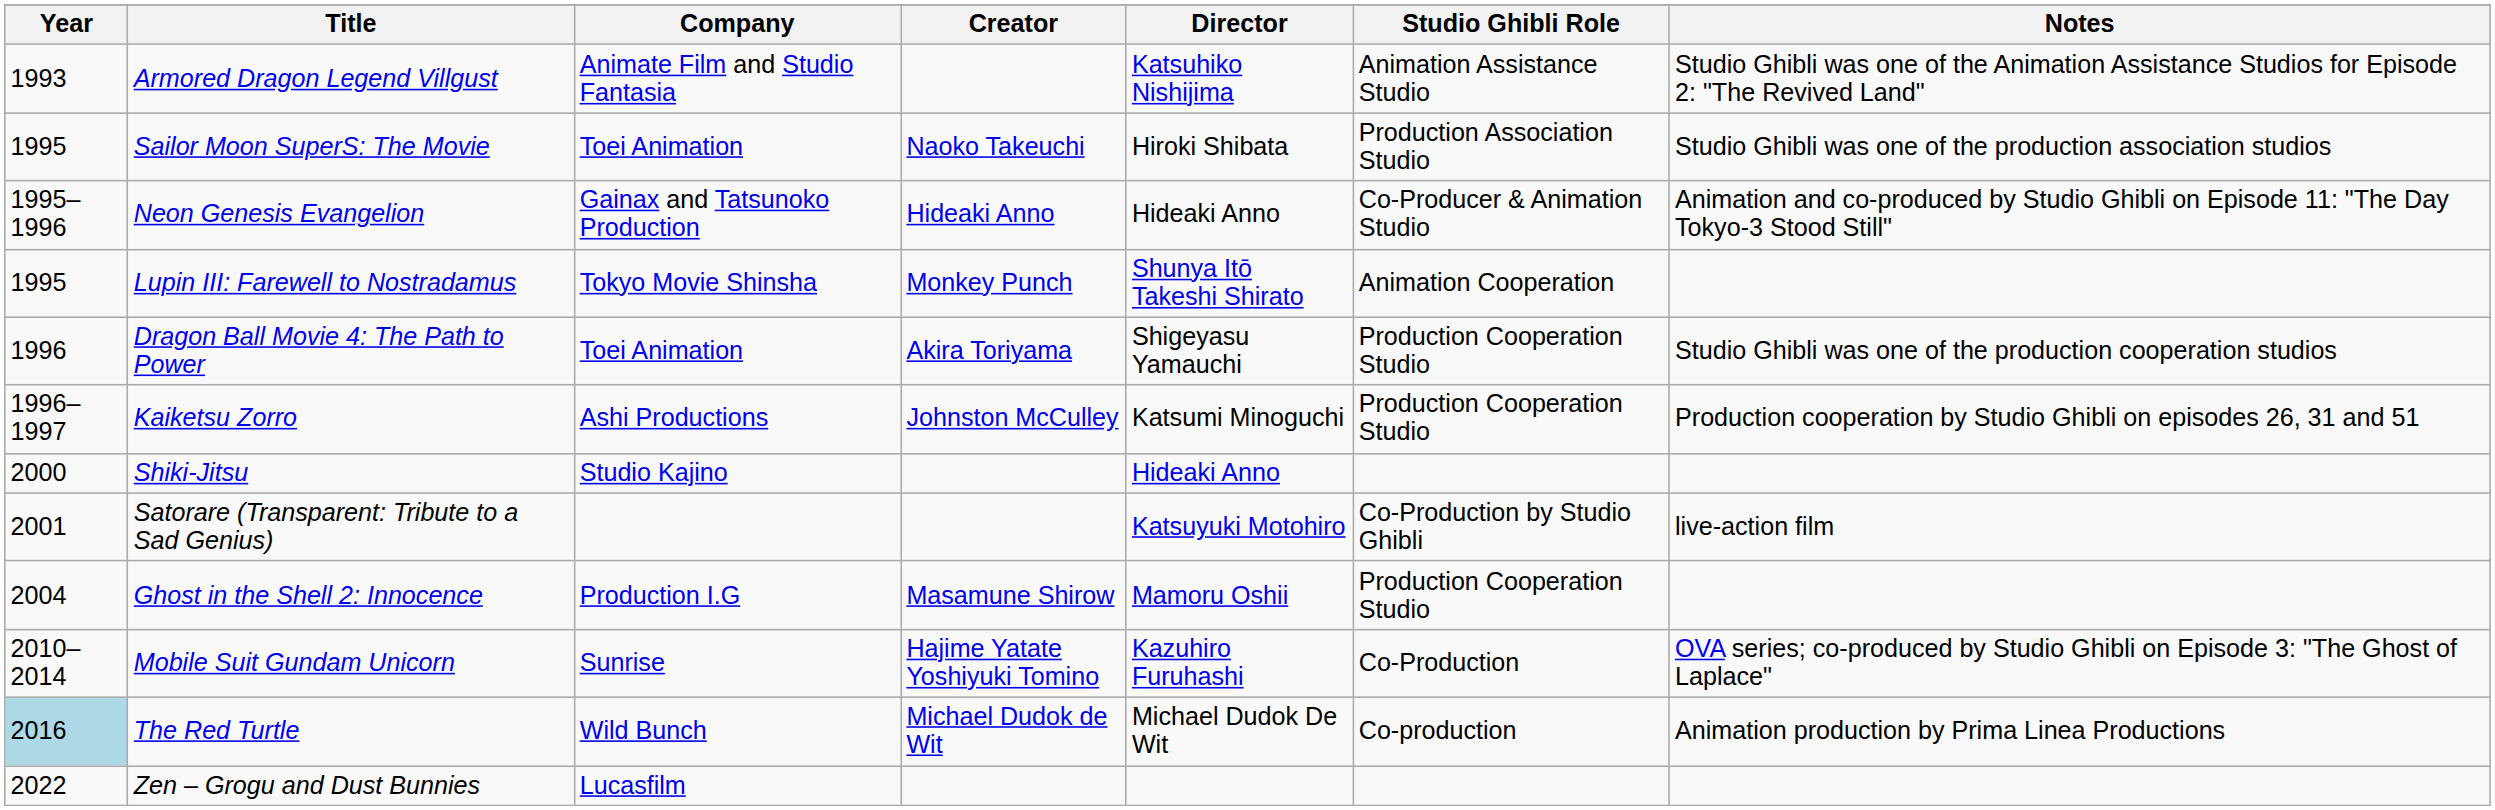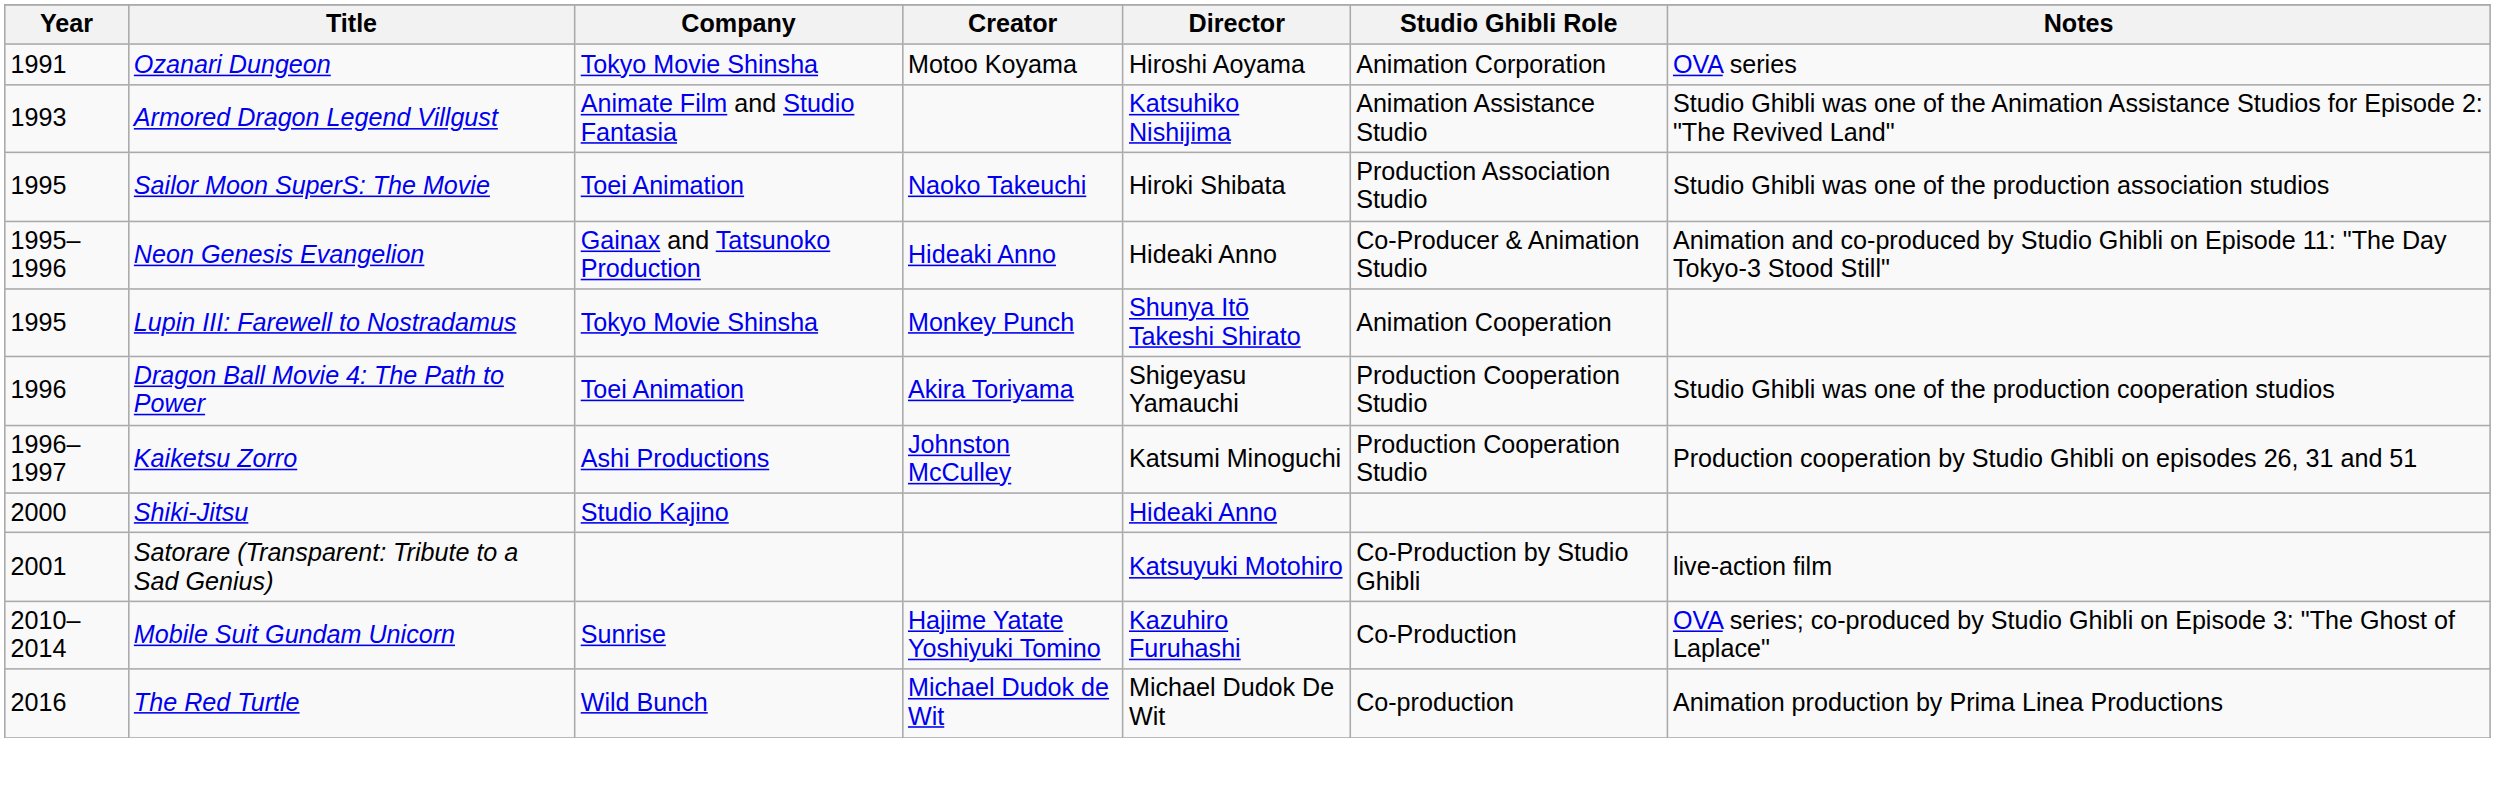+ row: (232, 64)
- row: (308, 594)
(39, 731) lightblue background -> (39, 702) no background
- row: (307, 785)
